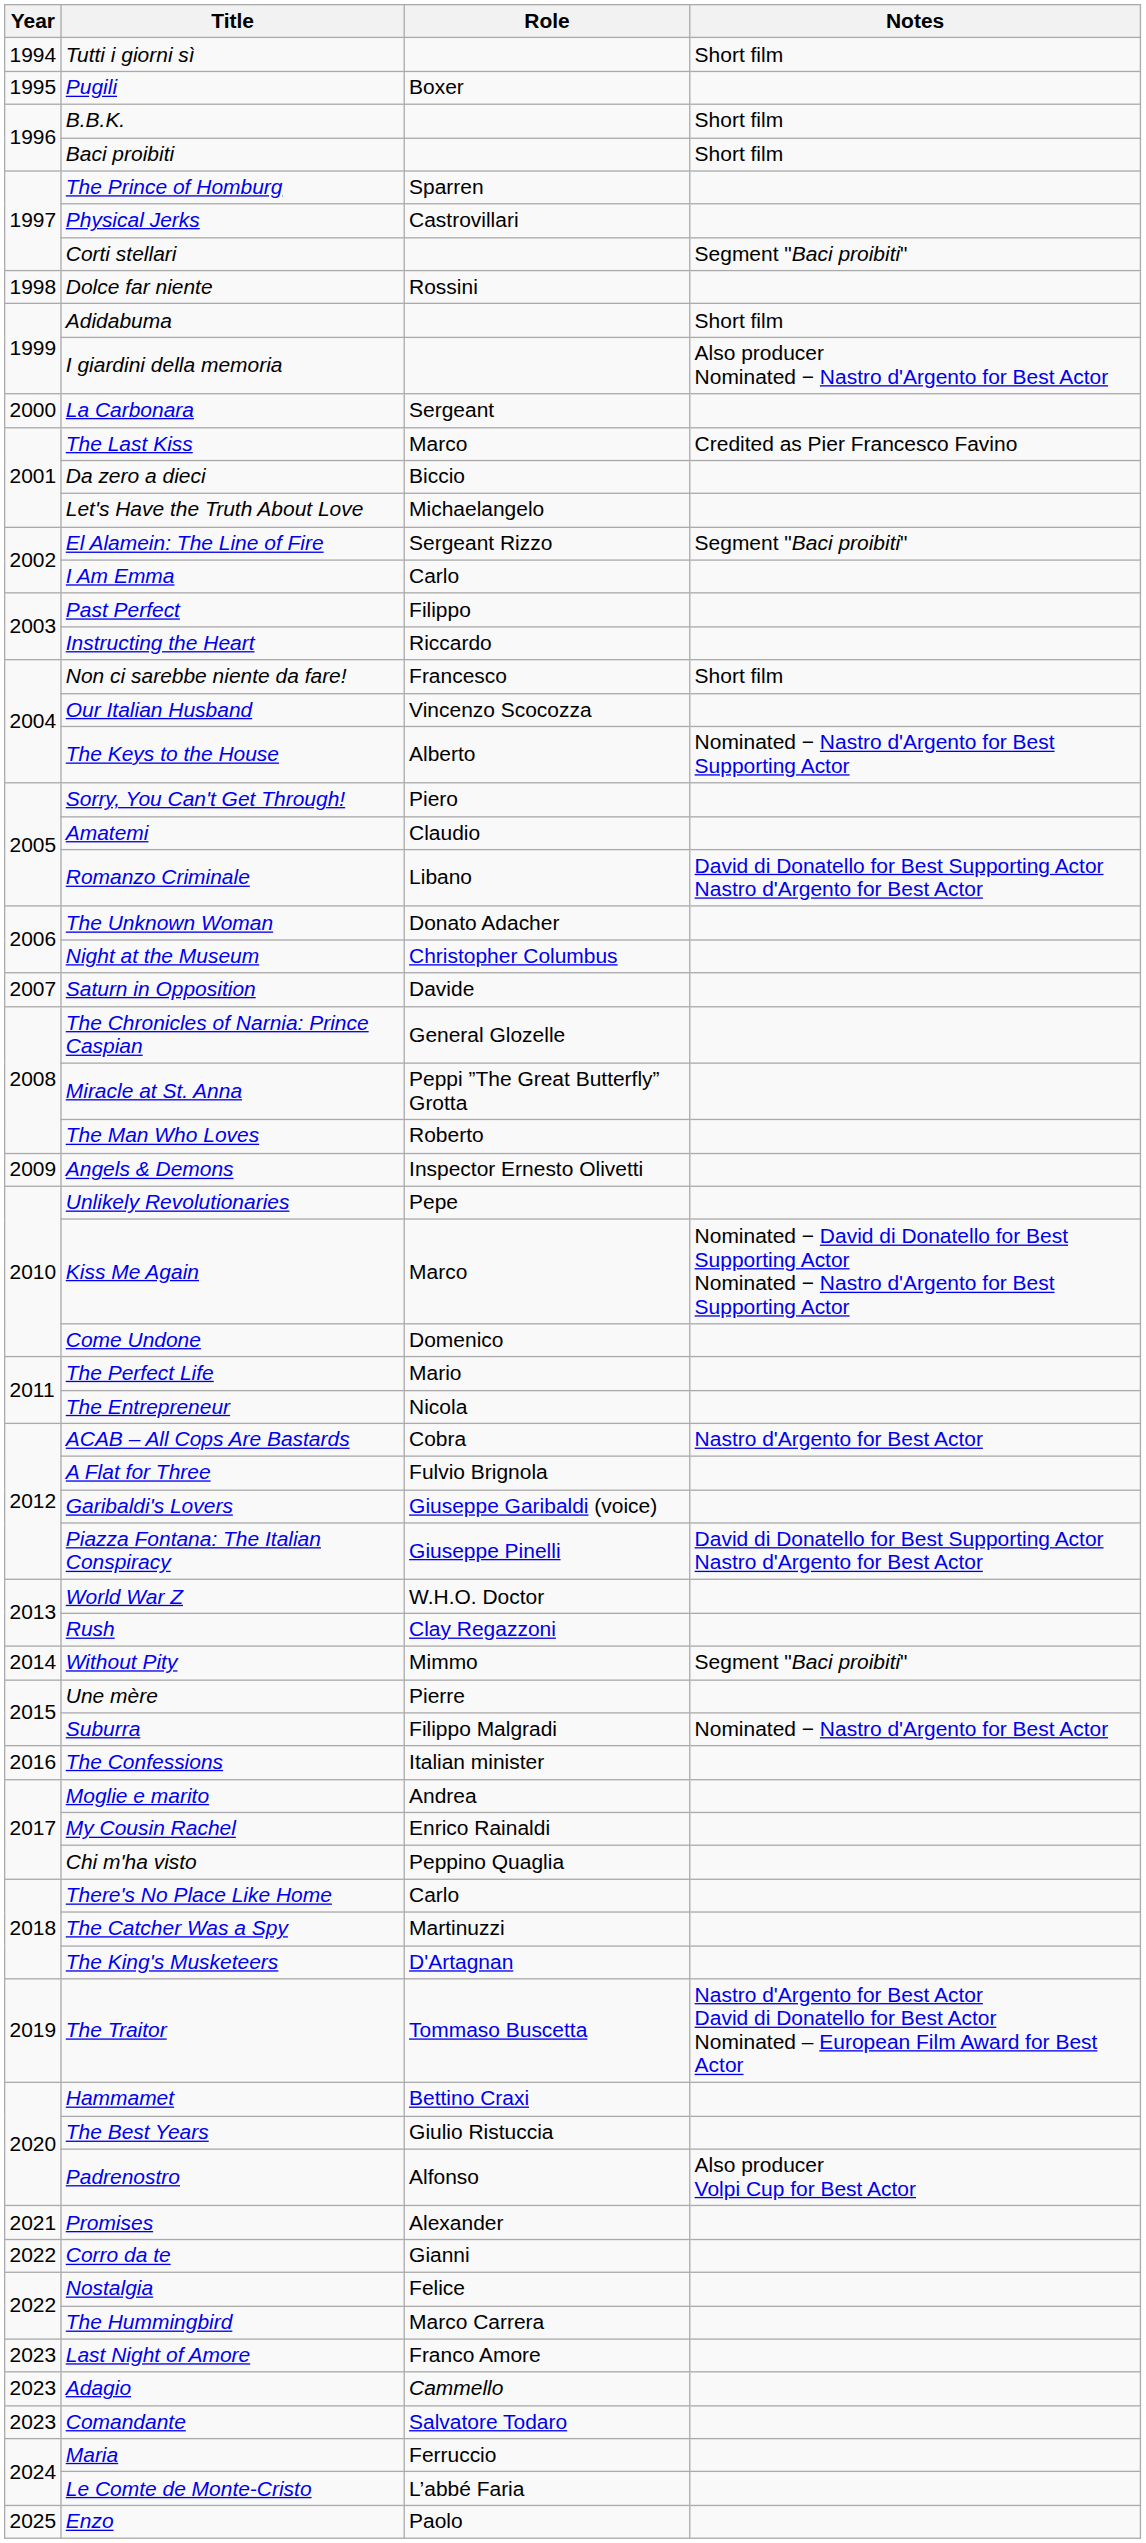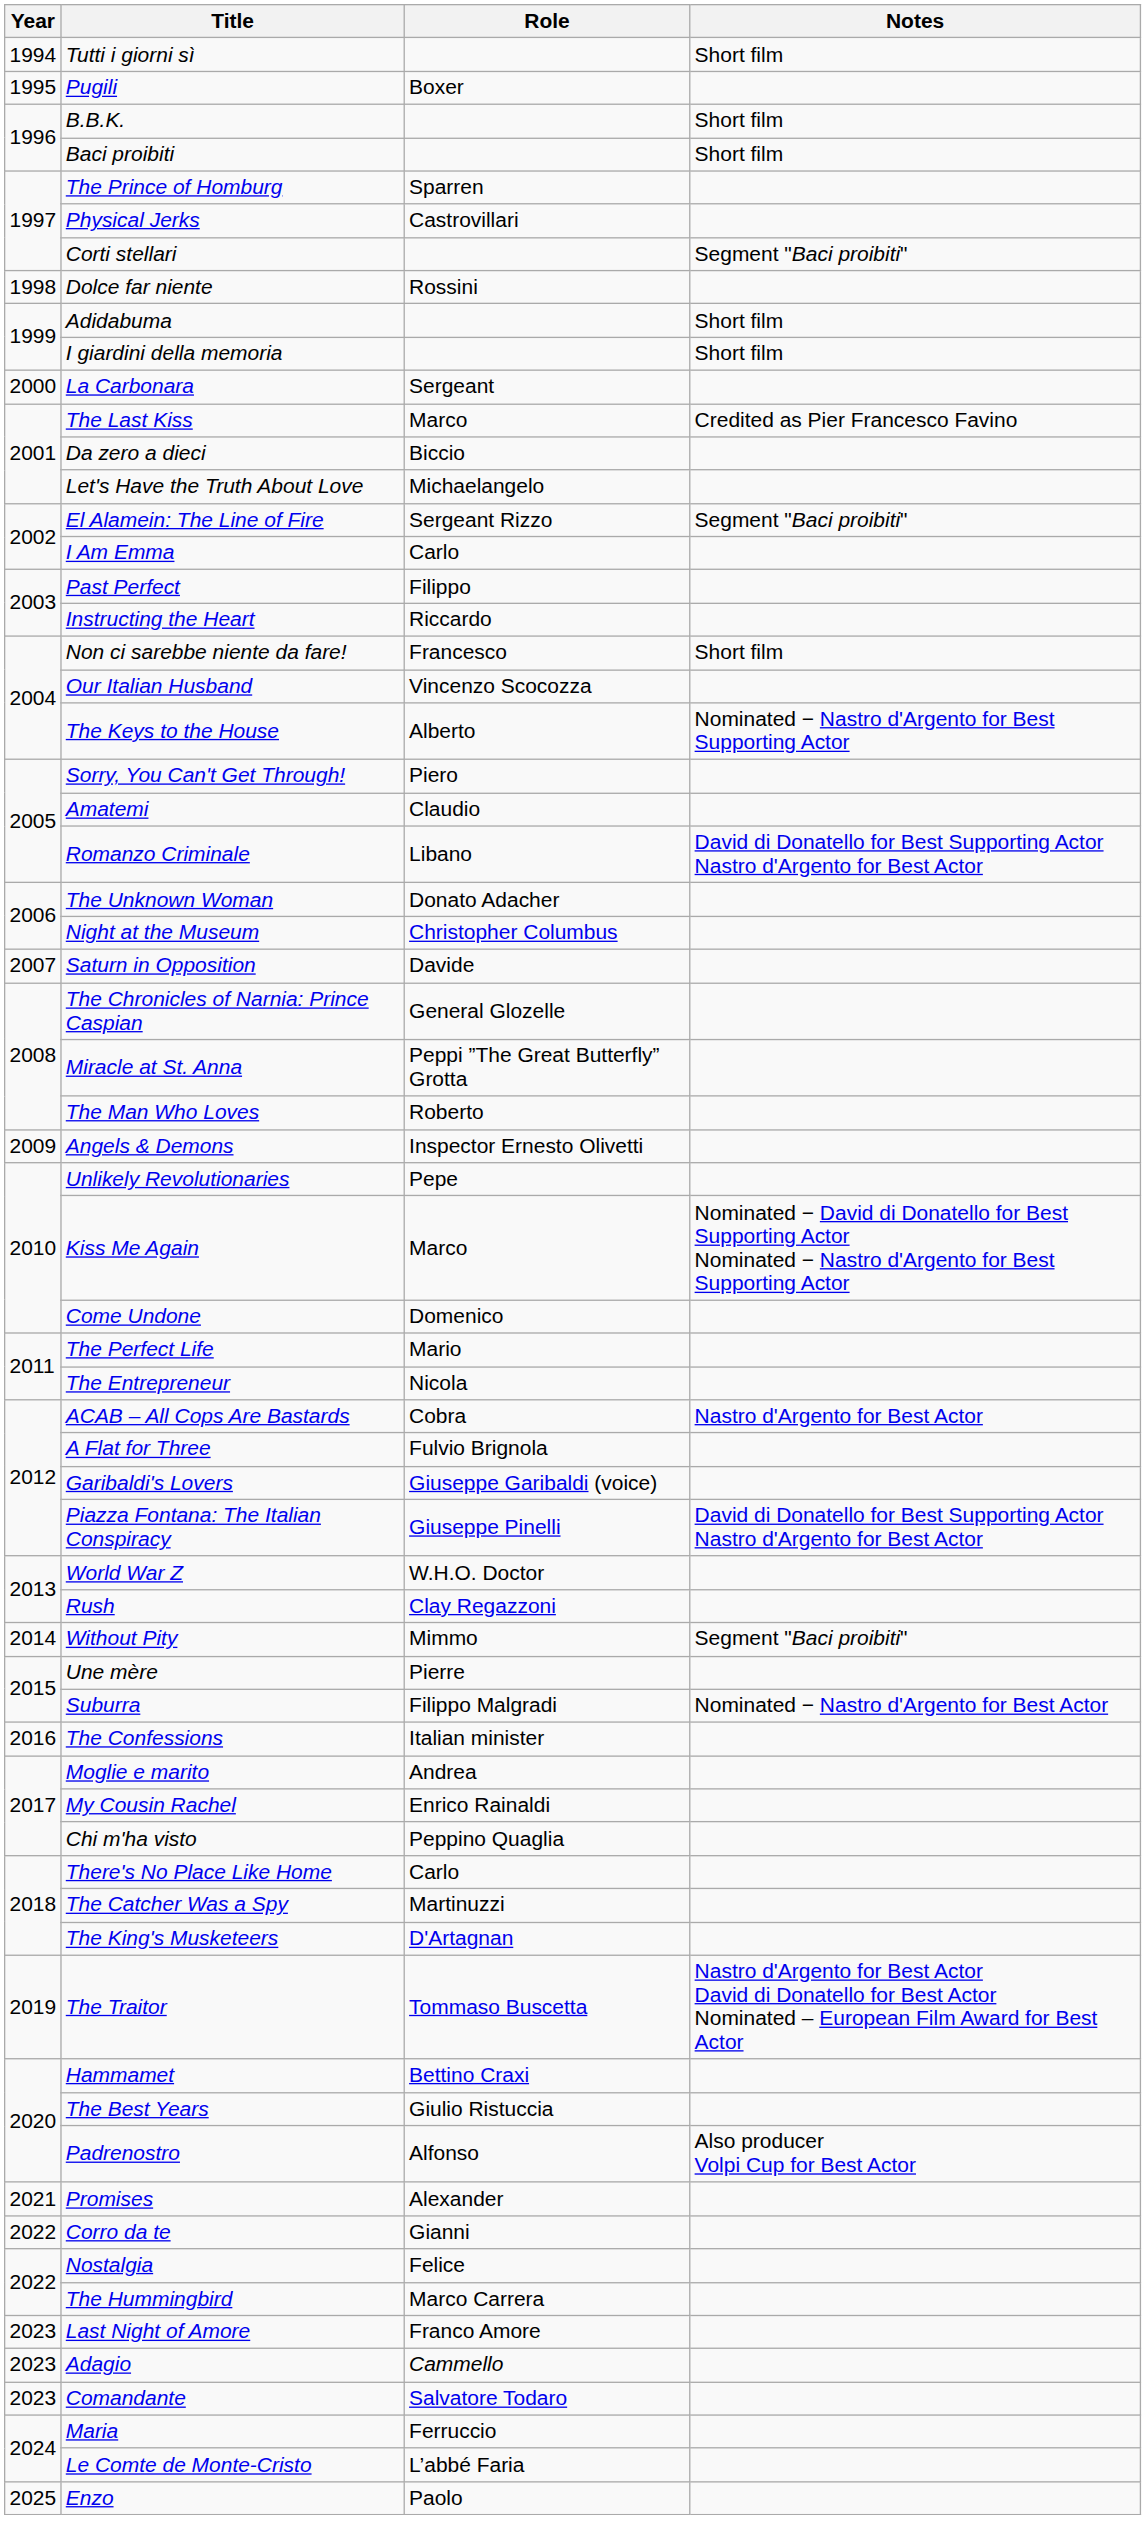(901, 365) Also producer Nominated − Nastro d'Argento for Best Actor -> (739, 353) Short film
